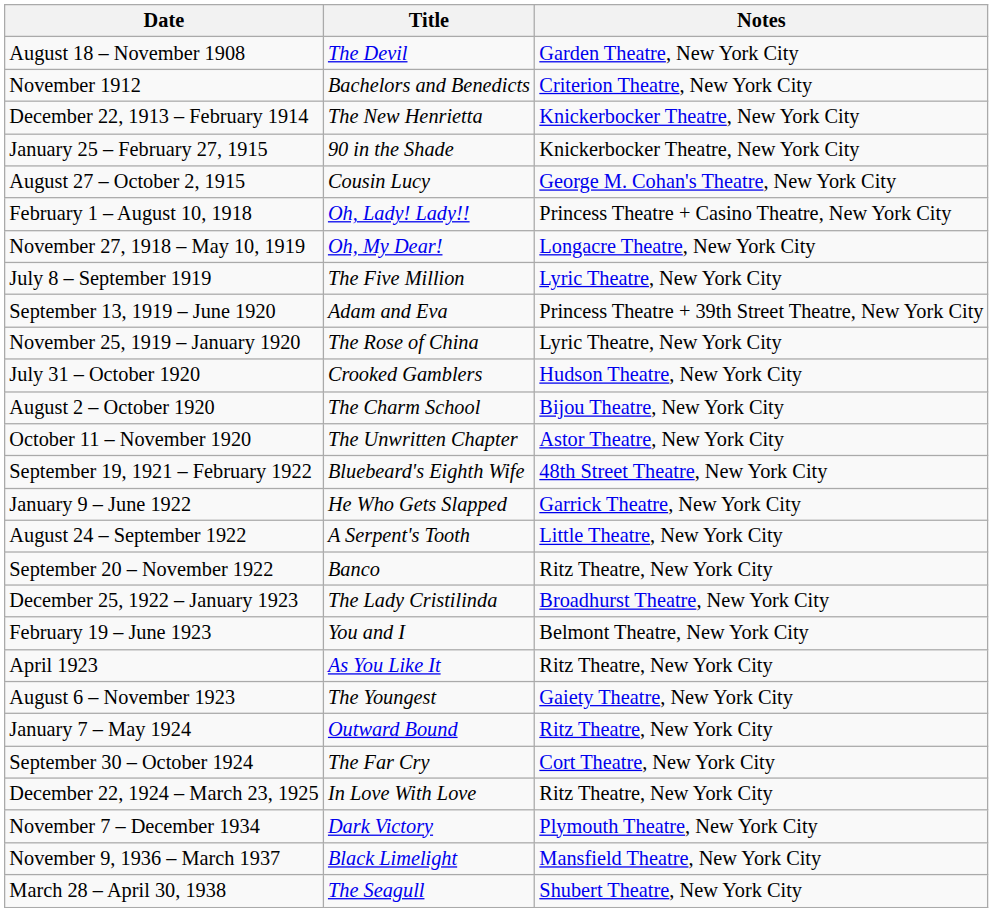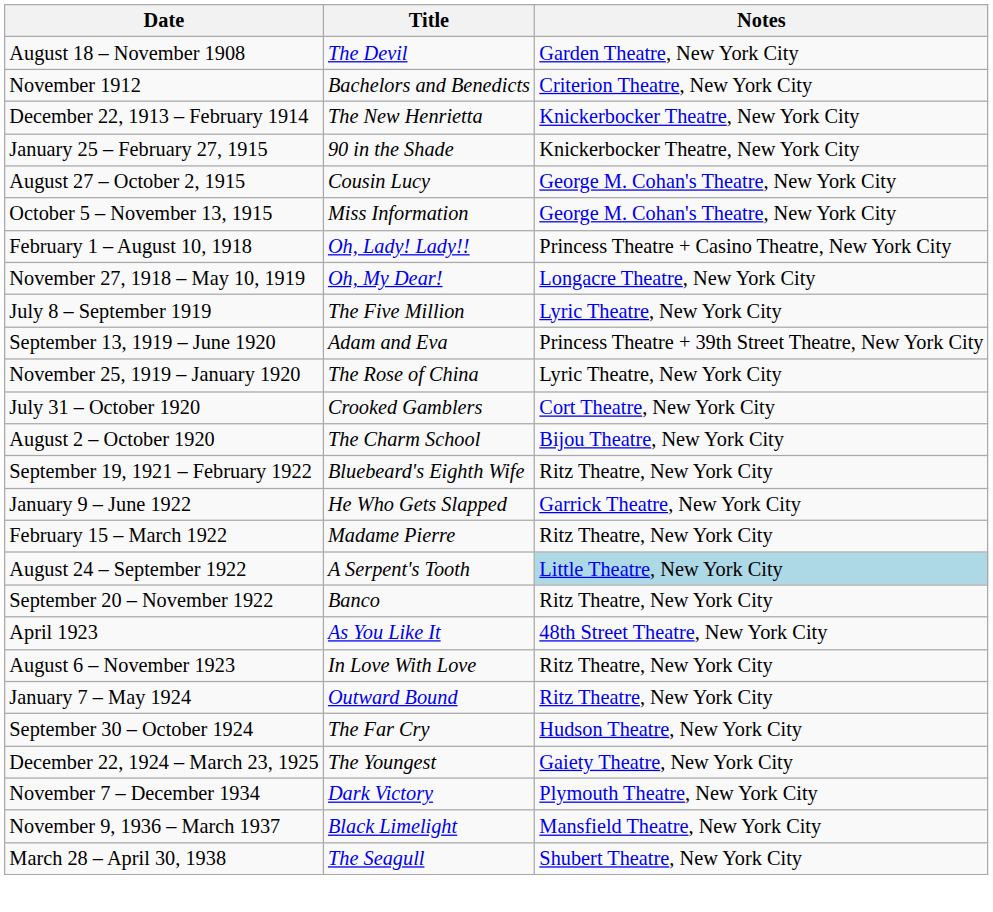+ row: (141, 213)
(671, 375) Hudson Theatre, New York City -> (657, 407) Cort Theatre, New York City
- row: (130, 439)
(683, 471) 48th Street Theatre, New York City -> (656, 471) Ritz Theatre, New York City
+ row: (118, 536)
(661, 536) no background -> (661, 568) lightblue background
- row: (154, 600)
- row: (110, 632)
(656, 665) Ritz Theatre, New York City -> (683, 632) 48th Street Theatre, New York City
(382, 697) The Youngest -> (402, 665) In Love With Love
(666, 697) Gaiety Theatre, New York City -> (656, 665) Ritz Theatre, New York City
(657, 761) Cort Theatre, New York City -> (671, 729) Hudson Theatre, New York City
(402, 794) In Love With Love -> (382, 761) The Youngest
(656, 794) Ritz Theatre, New York City -> (666, 761) Gaiety Theatre, New York City
